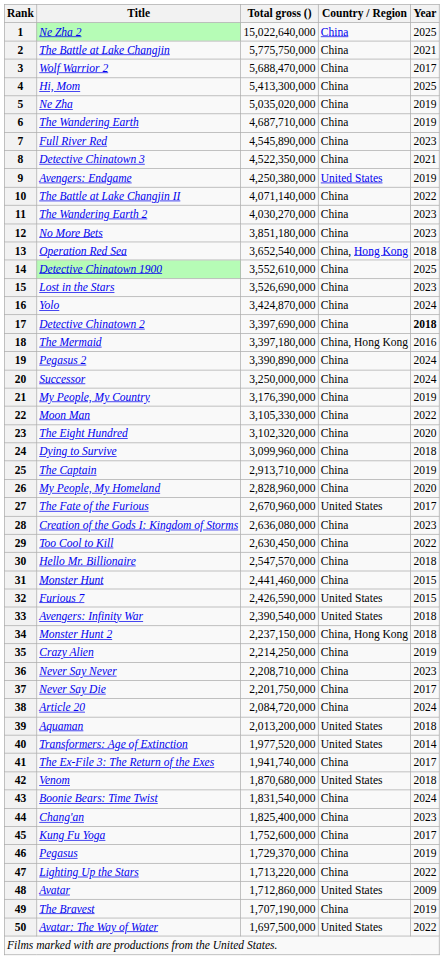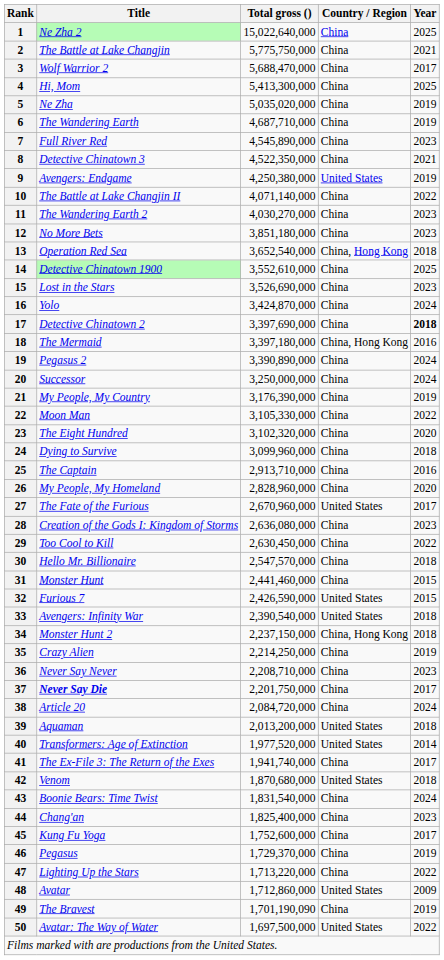(425, 470) 2019 -> (425, 470) 2016
(72, 689) normal -> (73, 689) bold
(282, 908) 1,707,190,000 -> (282, 908) 1,701,190,090
